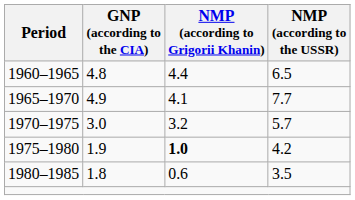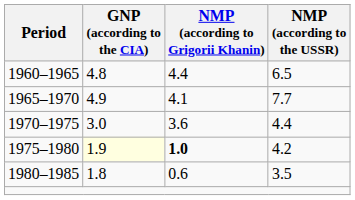(178, 124) 3.2 -> (178, 124) 3.6
(282, 124) 5.7 -> (282, 124) 4.4
(96, 149) no background -> (96, 149) lightyellow background
